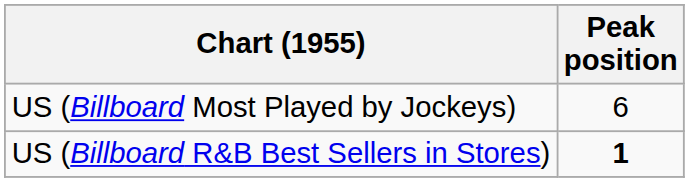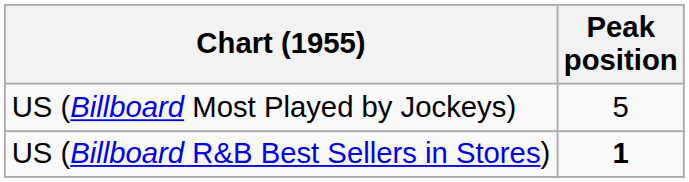(621, 107) 6 -> (621, 107) 5
